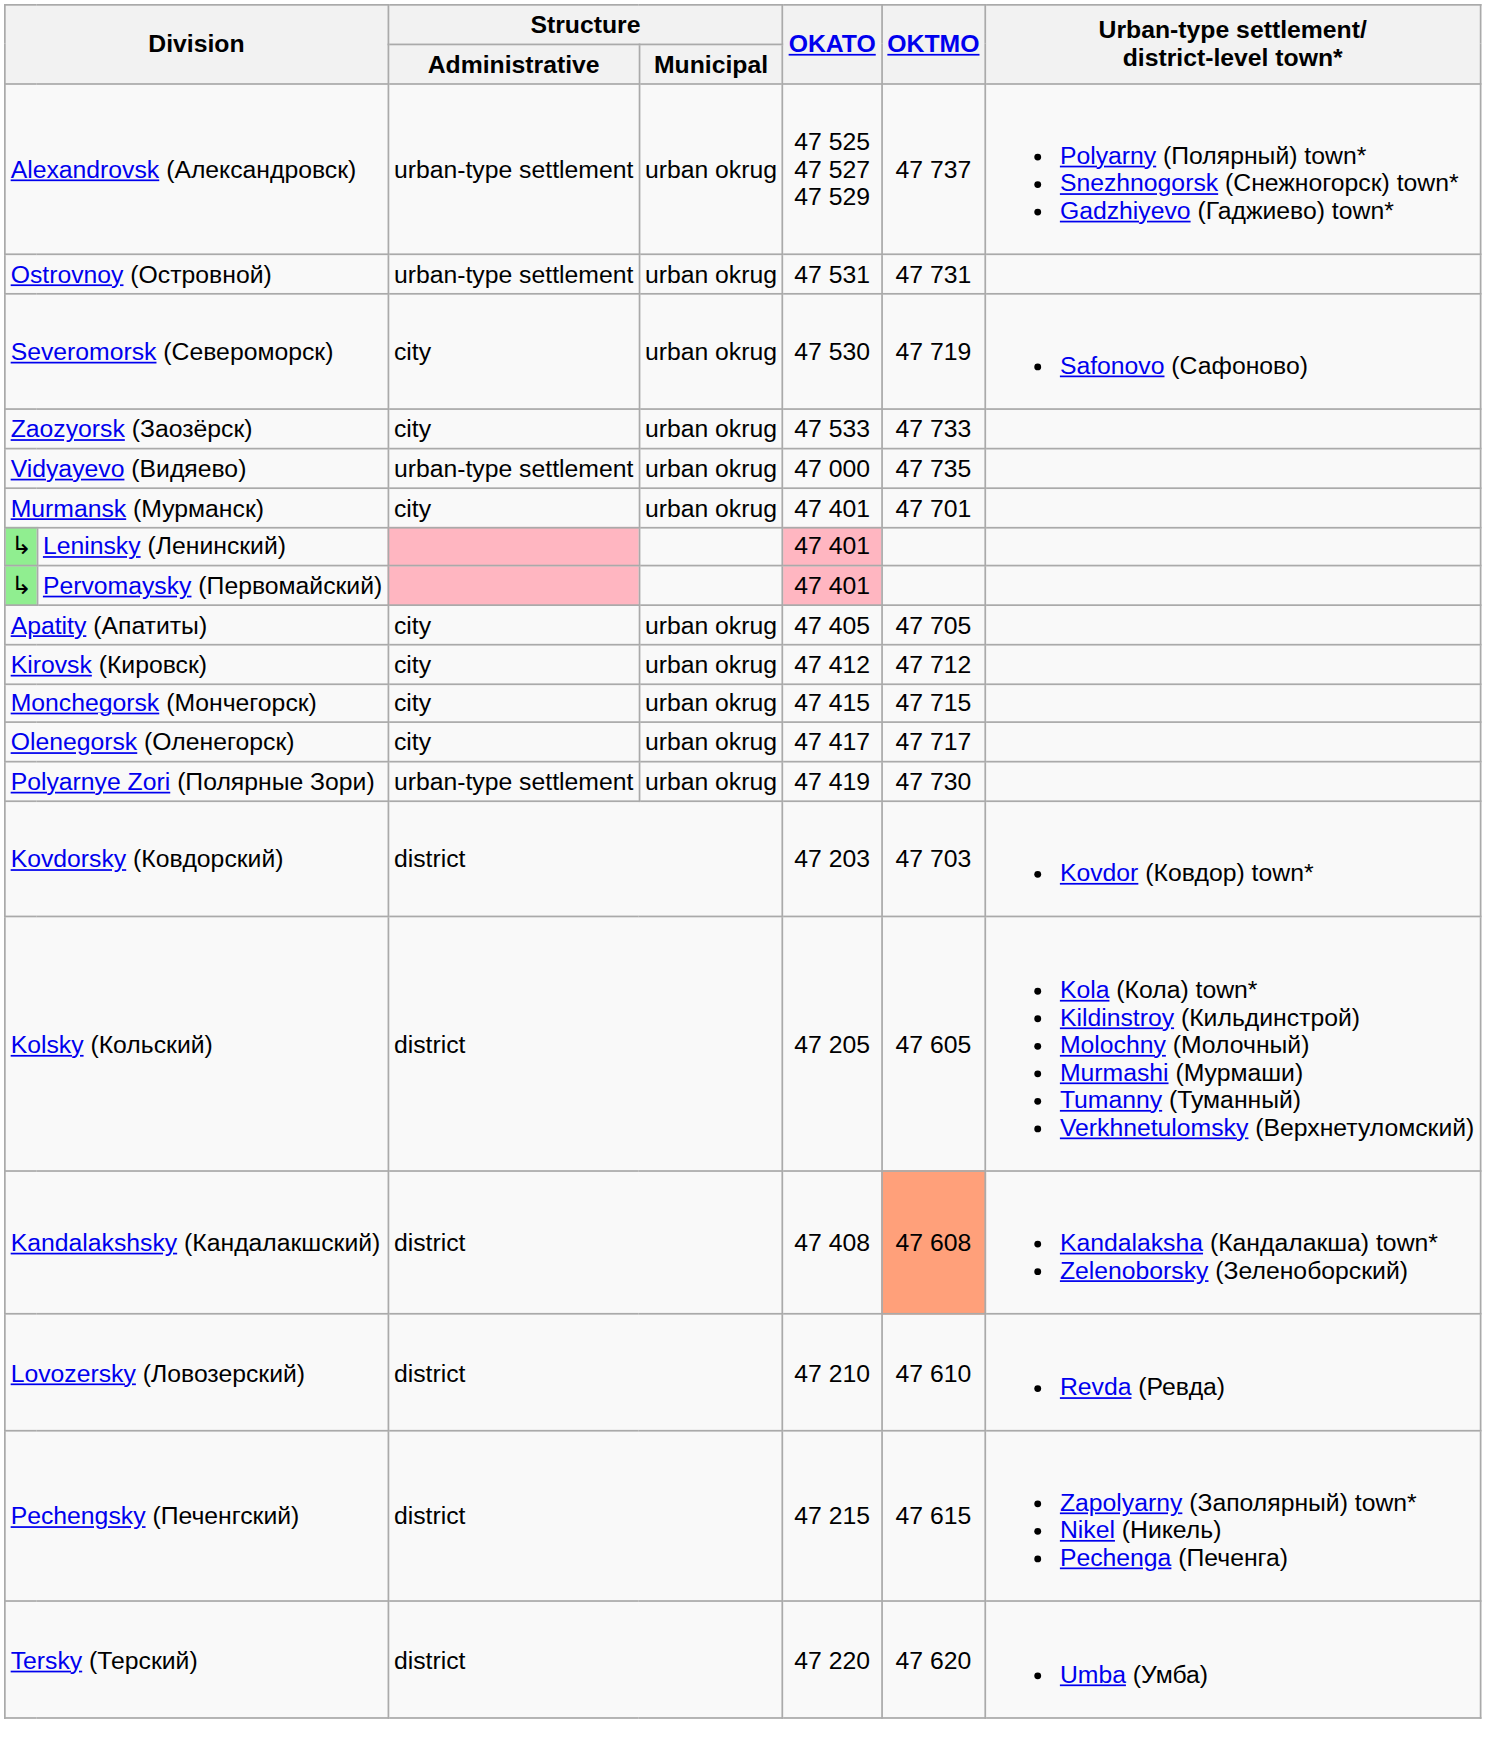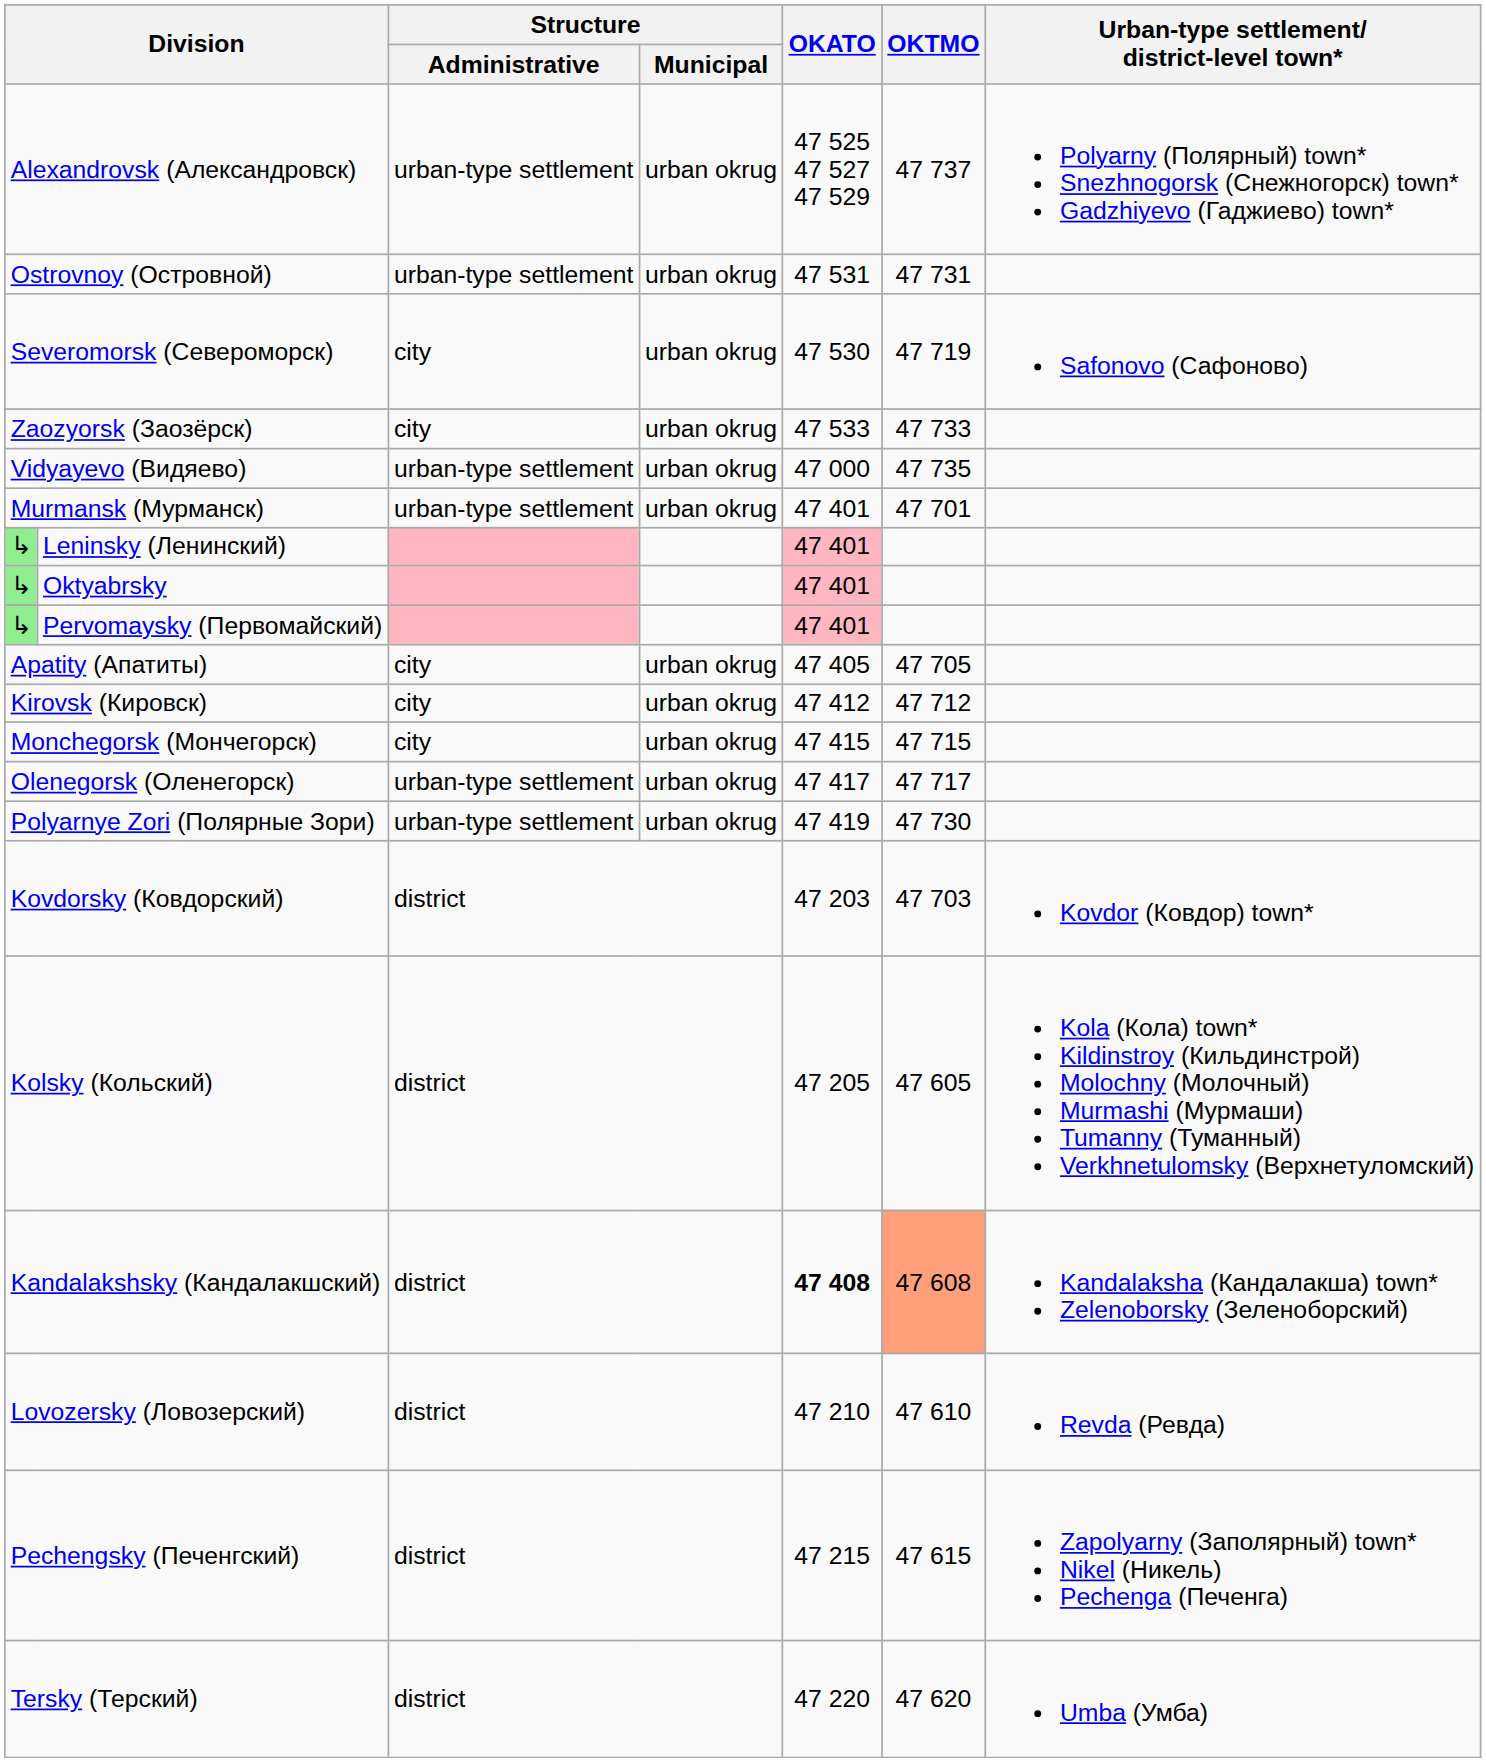(412, 508) city -> (514, 508) urban-type settlement
+ row: (105, 586)
(412, 743) city -> (514, 782) urban-type settlement
(832, 1243) normal -> (832, 1282) bold
